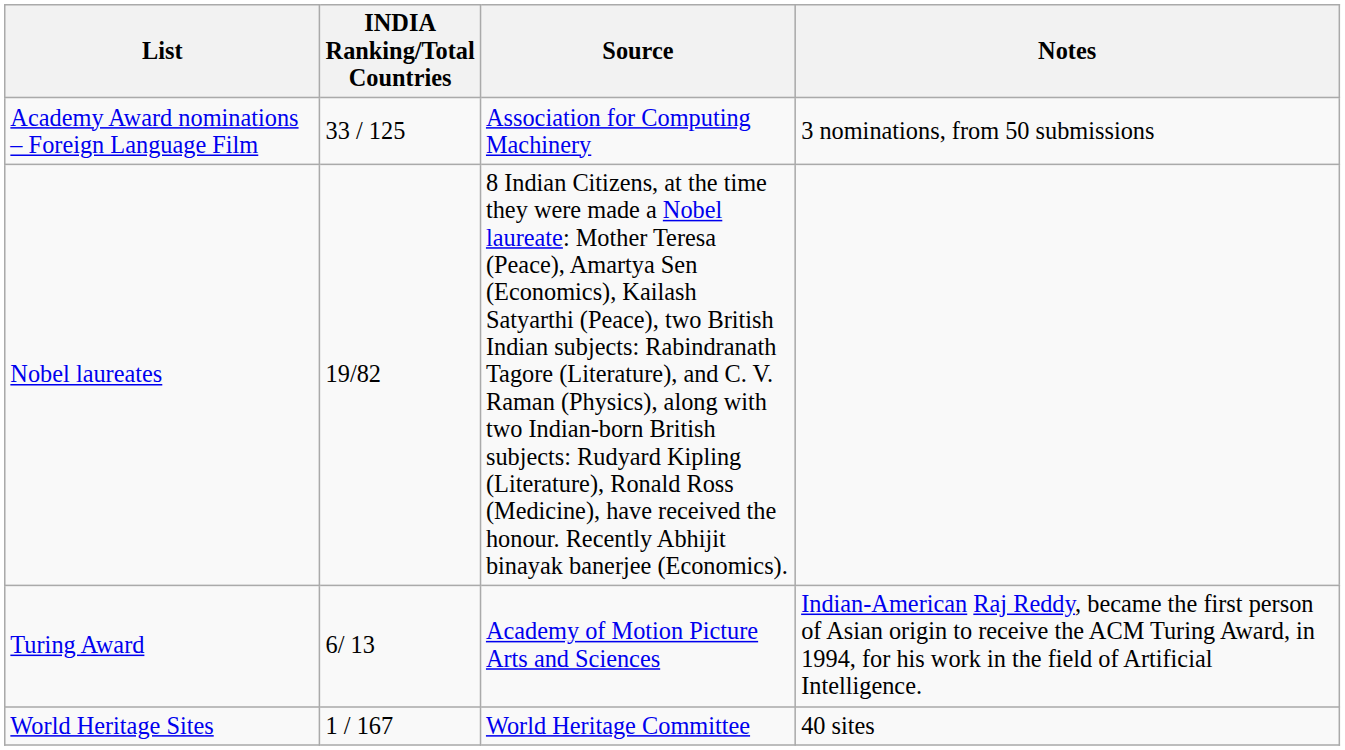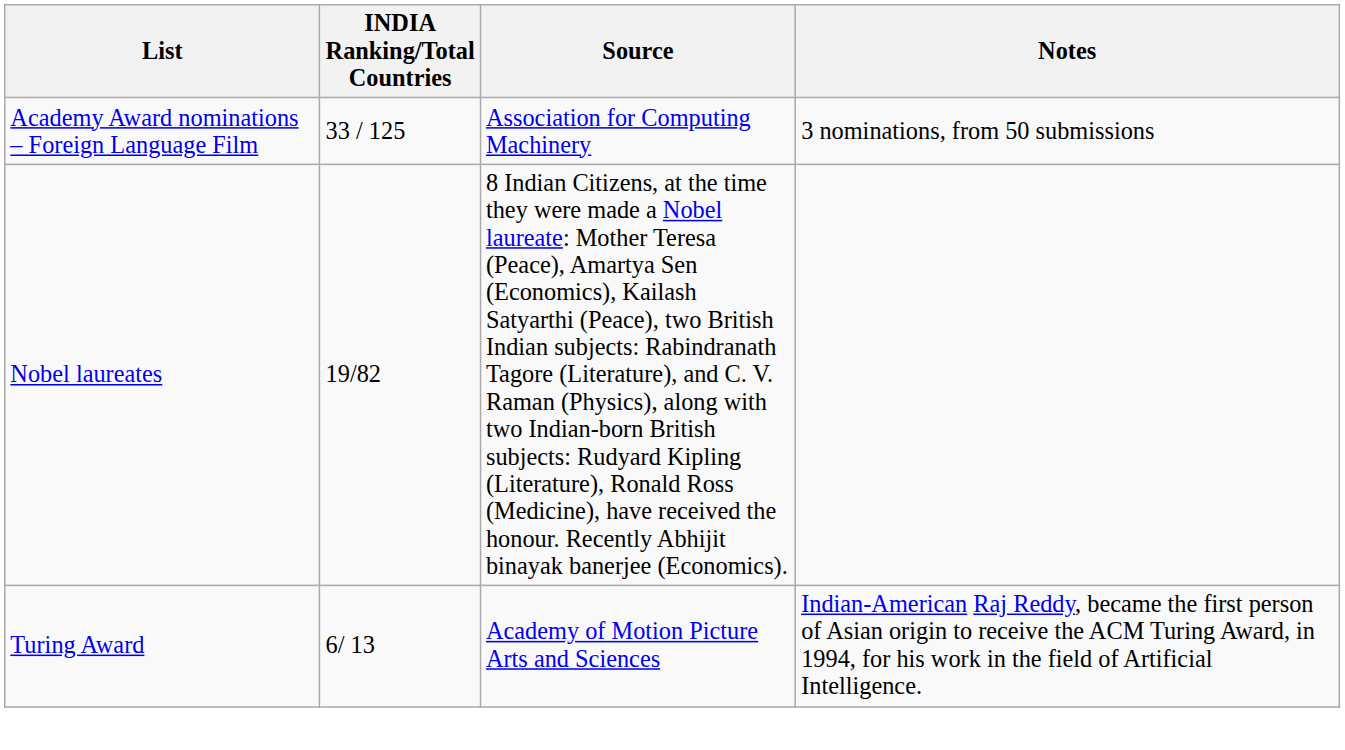- row: (112, 725)
